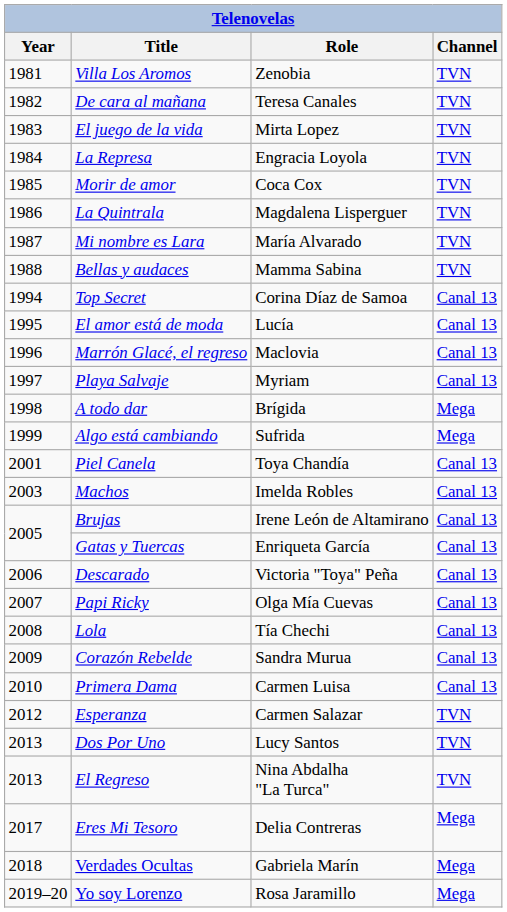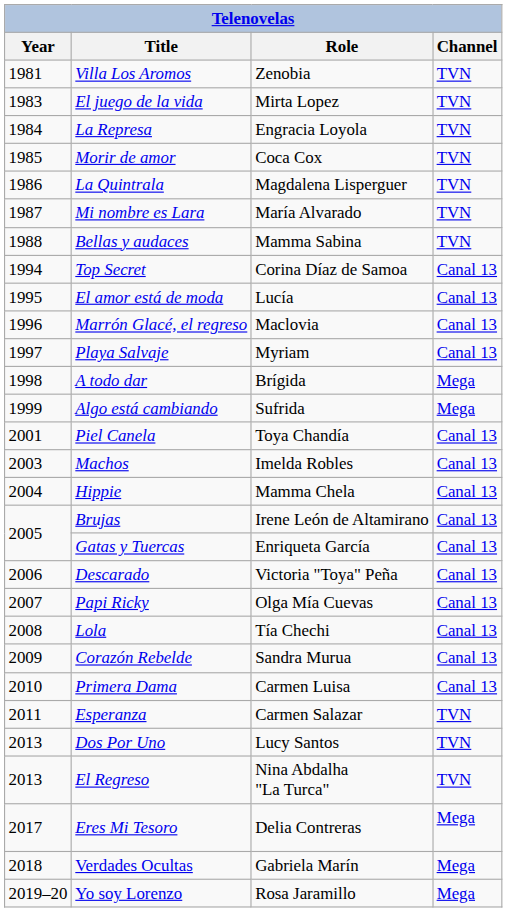- row: (141, 102)
+ row: (98, 491)
(25, 714) 2012 -> (25, 714) 2011
